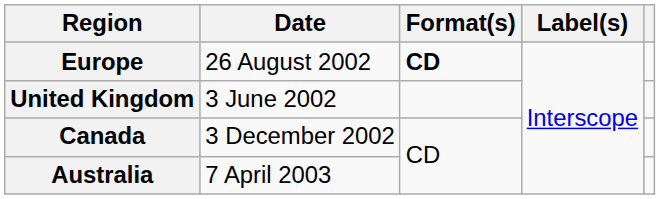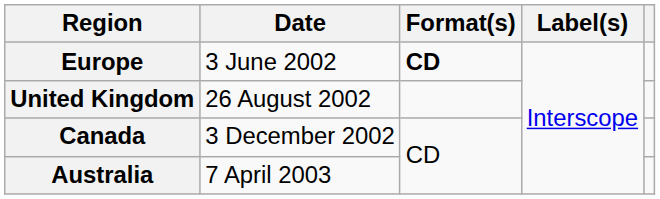(288, 61) 26 August 2002 -> (271, 61) 3 June 2002
(271, 99) 3 June 2002 -> (288, 99) 26 August 2002
